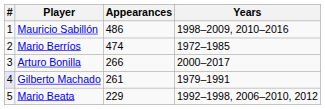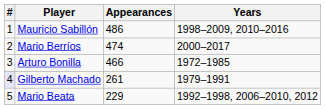(203, 46) 1972–1985 -> (203, 46) 2000–2017
(115, 63) 266 -> (115, 63) 466
(203, 63) 2000–2017 -> (203, 63) 1972–1985
